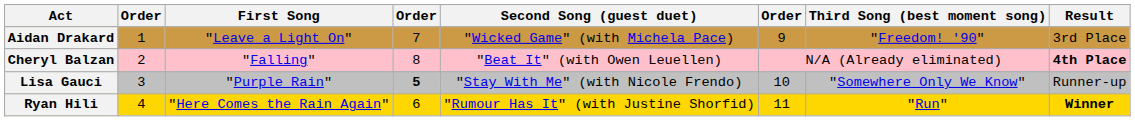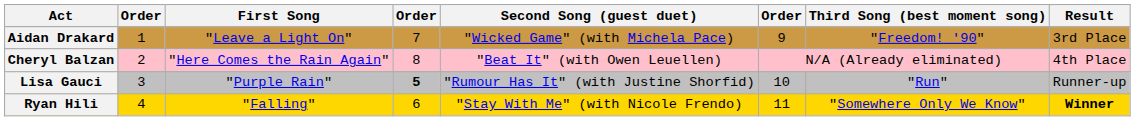(279, 60) "Falling" -> (279, 60) "Here Comes the Rain Again"
(1090, 60) bold -> (1090, 60) normal
(599, 82) "Stay With Me" (with Nicole Frendo) -> (599, 82) "Rumour Has It" (with Justine Shorfid)
(927, 82) "Somewhere Only We Know" -> (927, 82) "Run"
(279, 105) "Here Comes the Rain Again" -> (279, 105) "Falling"
(599, 105) "Rumour Has It" (with Justine Shorfid) -> (599, 105) "Stay With Me" (with Nicole Frendo)
(927, 105) "Run" -> (927, 105) "Somewhere Only We Know"
